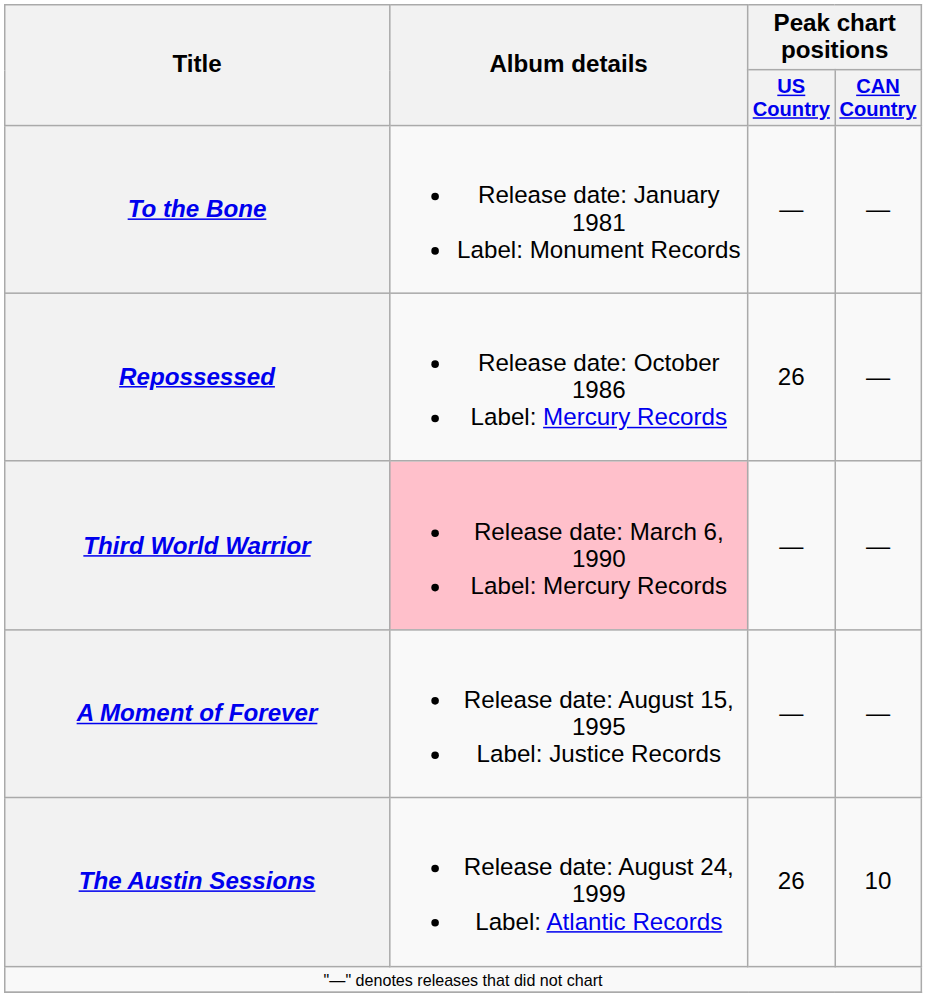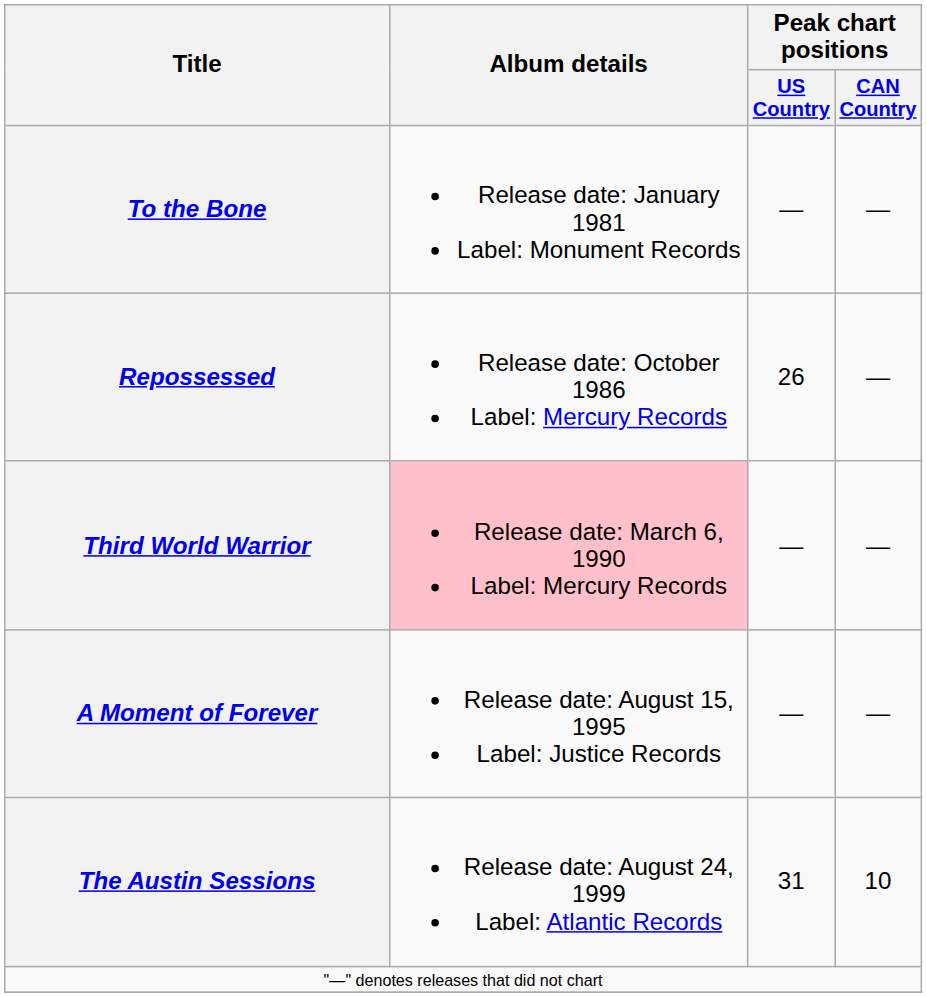(791, 881) 26 -> (791, 881) 31
